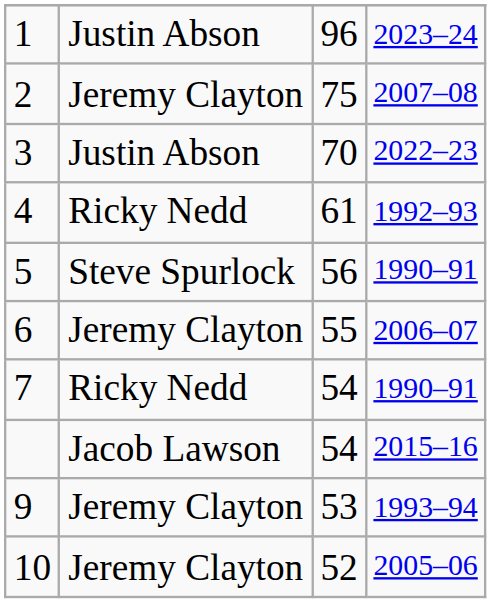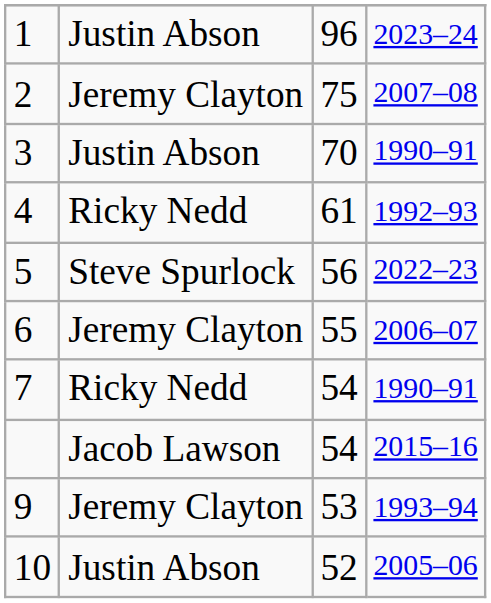(426, 152) 2022–23 -> (426, 152) 1990–91
(426, 270) 1990–91 -> (426, 270) 2022–23
(186, 566) Jeremy Clayton -> (164, 566) Justin Abson
